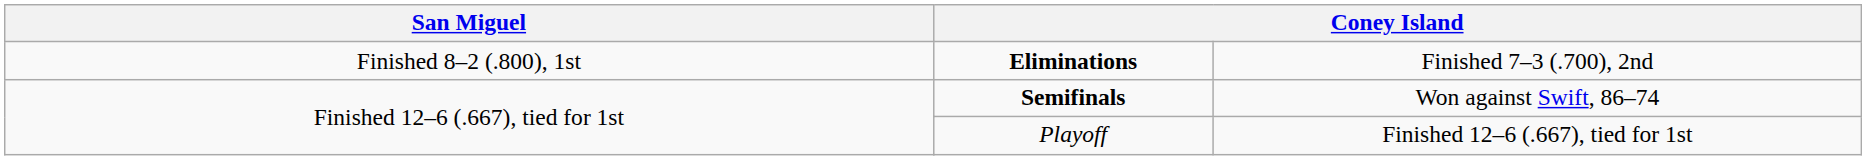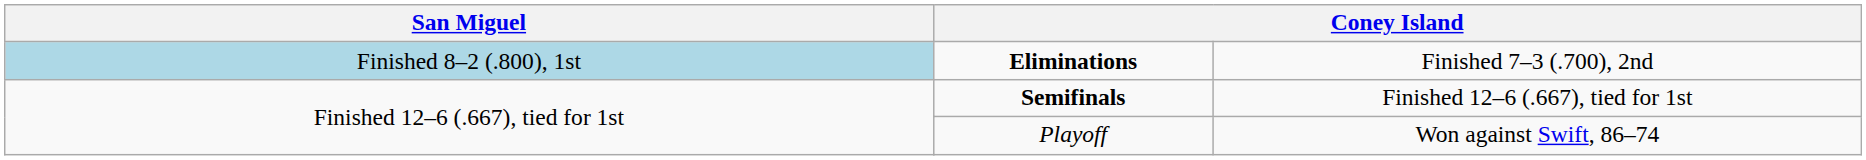(469, 60) no background -> (469, 60) lightblue background
(1537, 97) Won against Swift, 86–74 -> (1537, 97) Finished 12–6 (.667), tied for 1st
(1537, 135) Finished 12–6 (.667), tied for 1st -> (1537, 135) Won against Swift, 86–74
